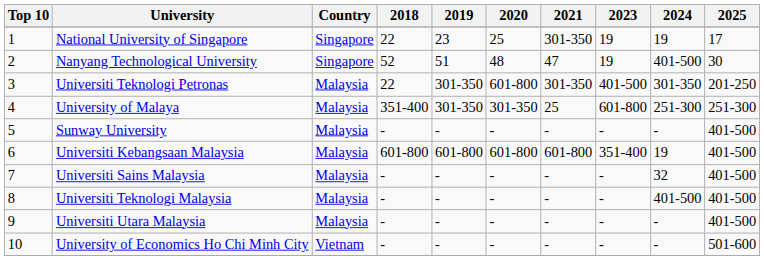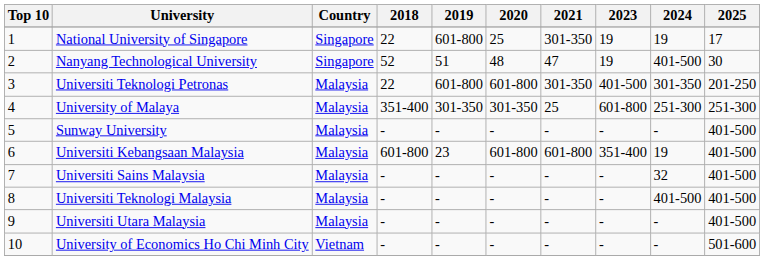(442, 38) 23 -> (459, 38) 601-800
(459, 84) 301-350 -> (459, 84) 601-800
(459, 152) 601-800 -> (442, 152) 23
